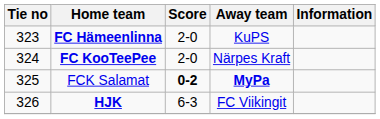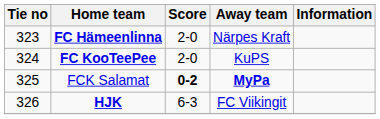(252, 37) KuPS -> (252, 37) Närpes Kraft
(252, 59) Närpes Kraft -> (252, 59) KuPS
